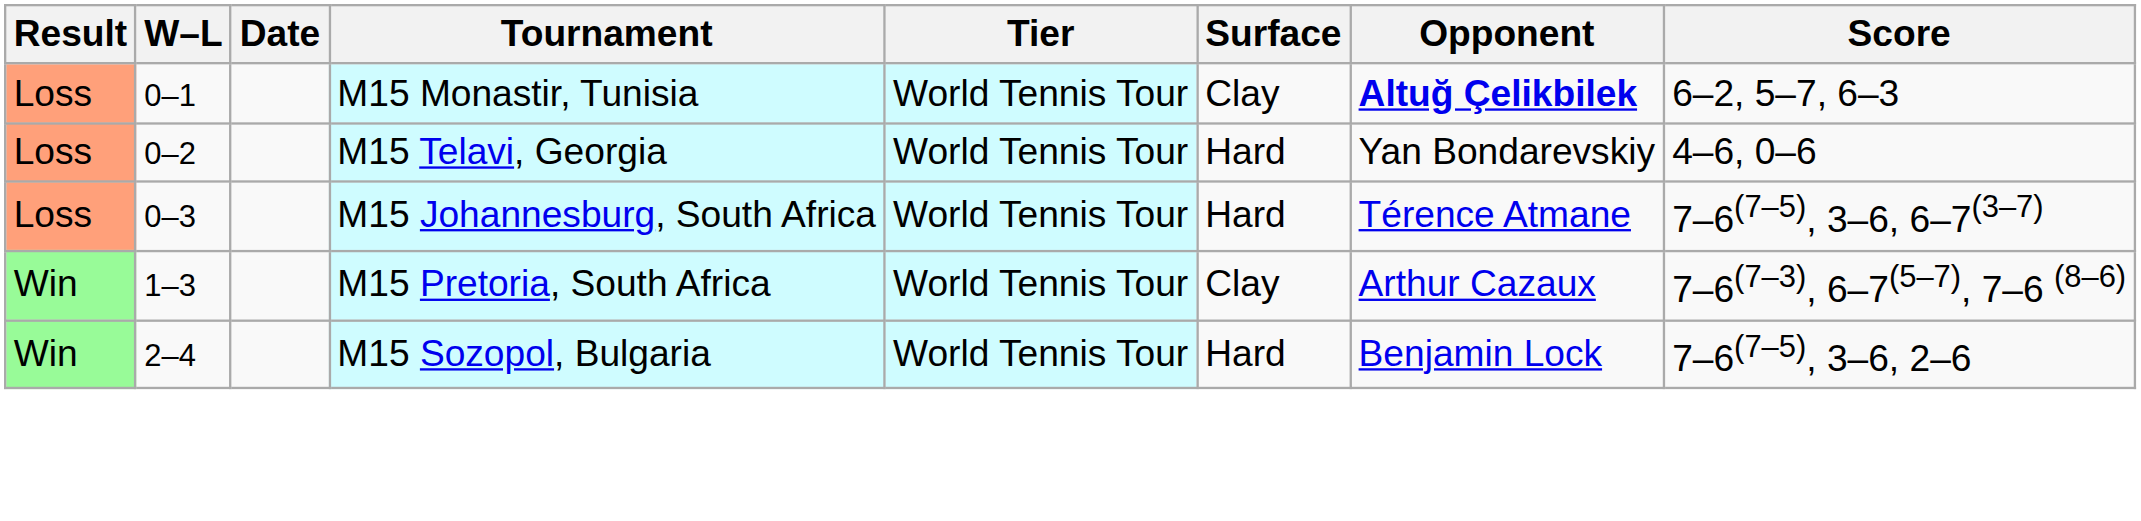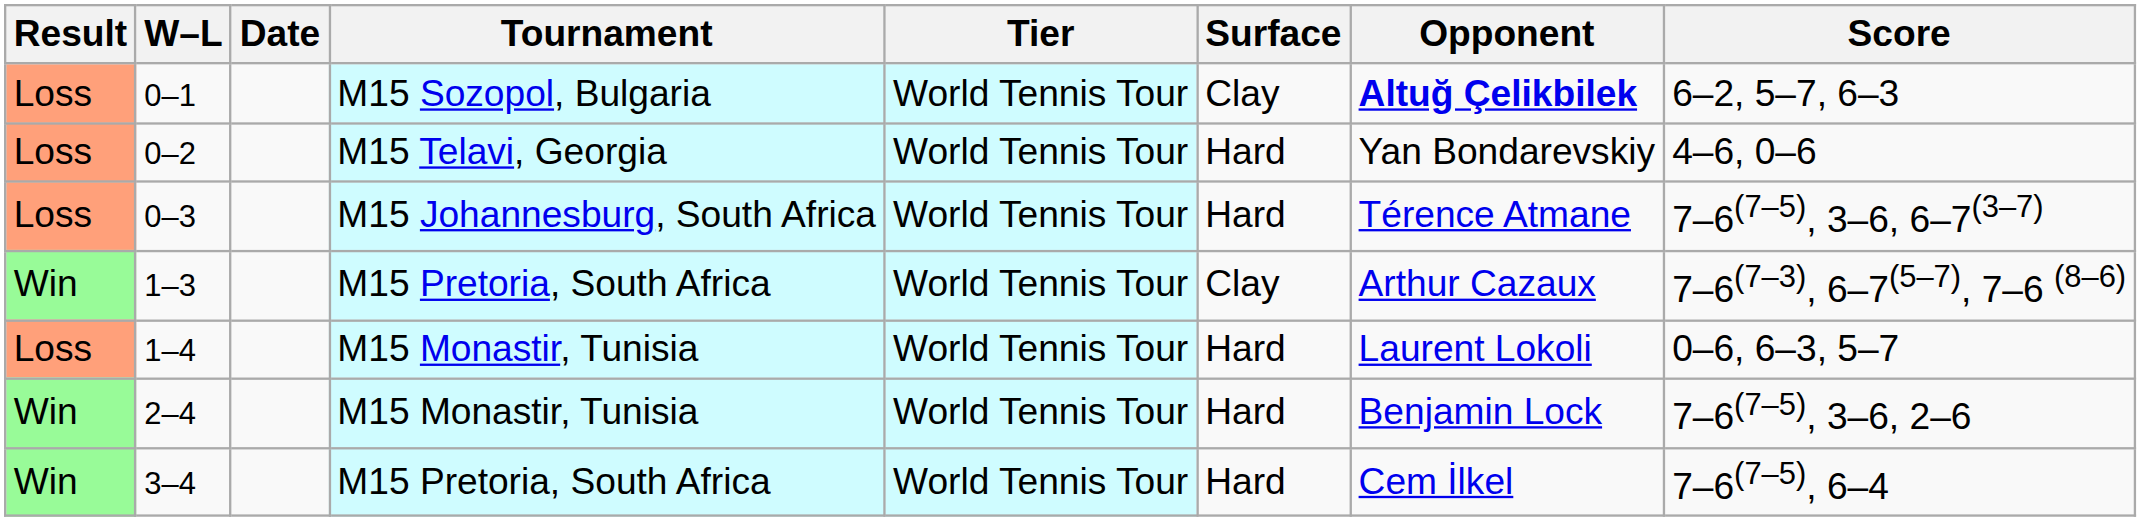(518, 92) M15 Monastir, Tunisia -> (524, 92) M15 Sozopol, Bulgaria
+ row: (170, 350)
(524, 353) M15 Sozopol, Bulgaria -> (518, 412) M15 Monastir, Tunisia
+ row: (170, 483)
